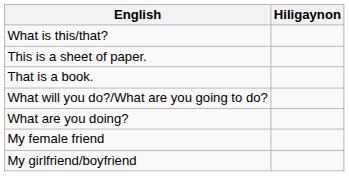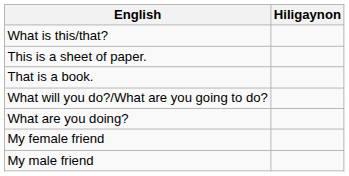+ row: (50, 160)
- row: (72, 160)
